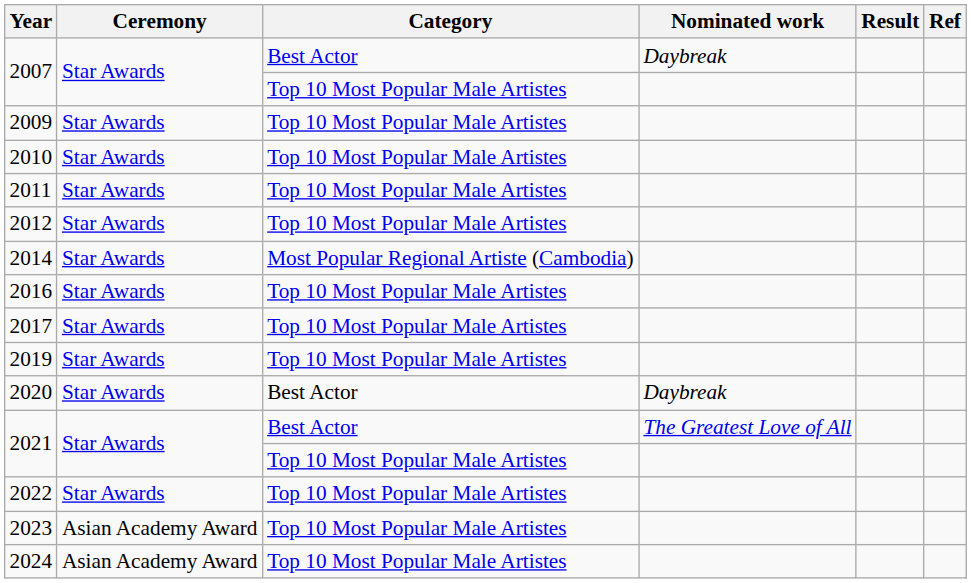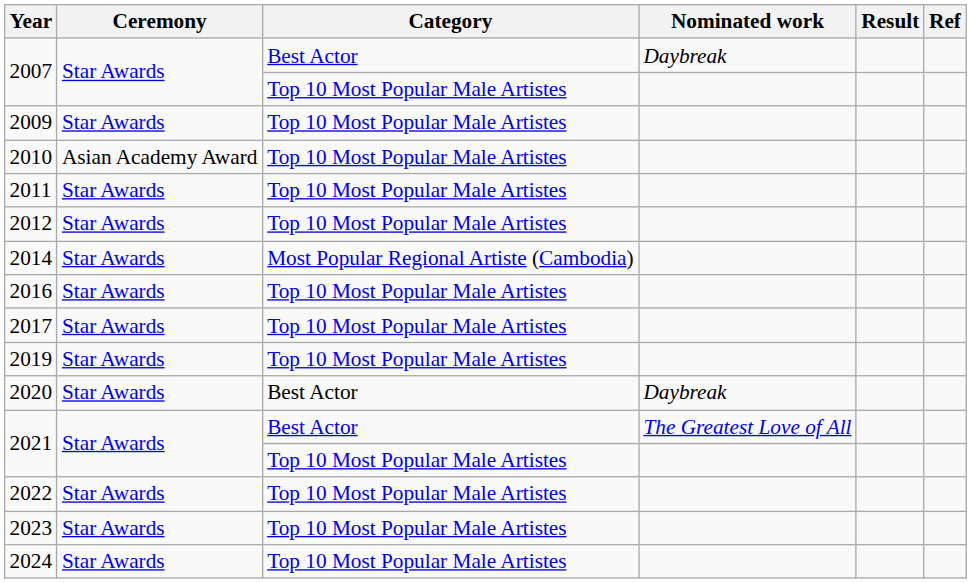(113, 156) Star Awards -> (160, 156) Asian Academy Award
(160, 527) Asian Academy Award -> (113, 527) Star Awards
(160, 561) Asian Academy Award -> (113, 561) Star Awards
